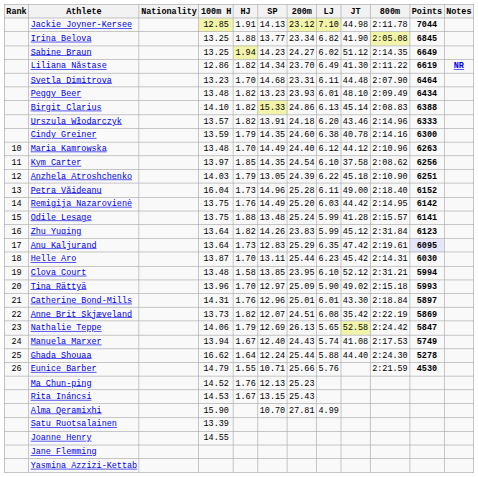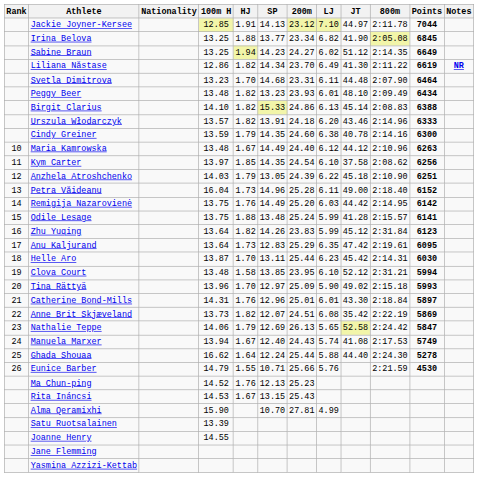(355, 25) 44.98 -> (355, 25) 44.97
(246, 149) 1.70 -> (246, 149) 1.67
(427, 245) lavender background -> (427, 245) no background
